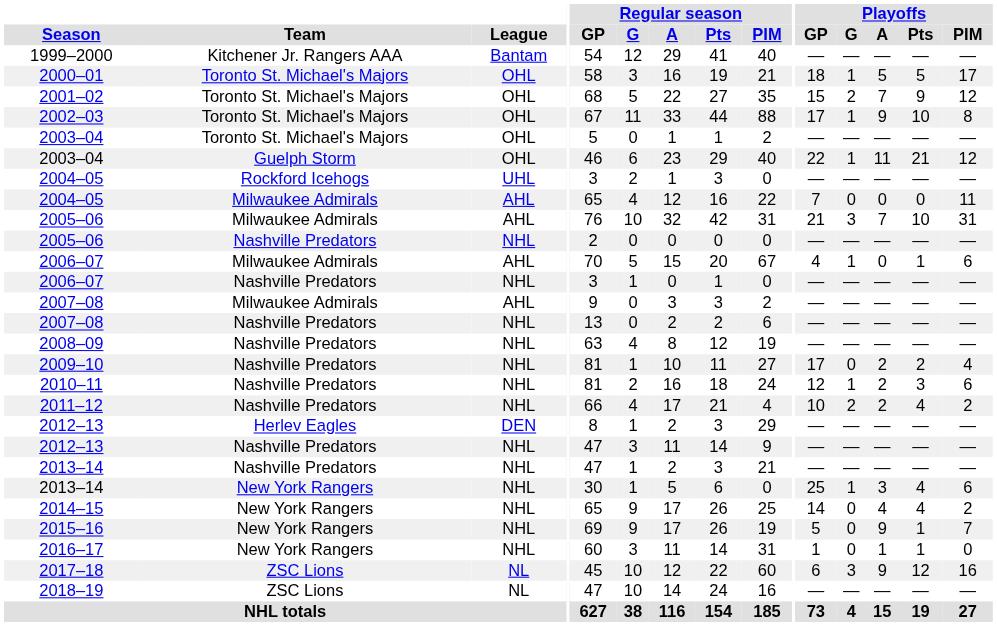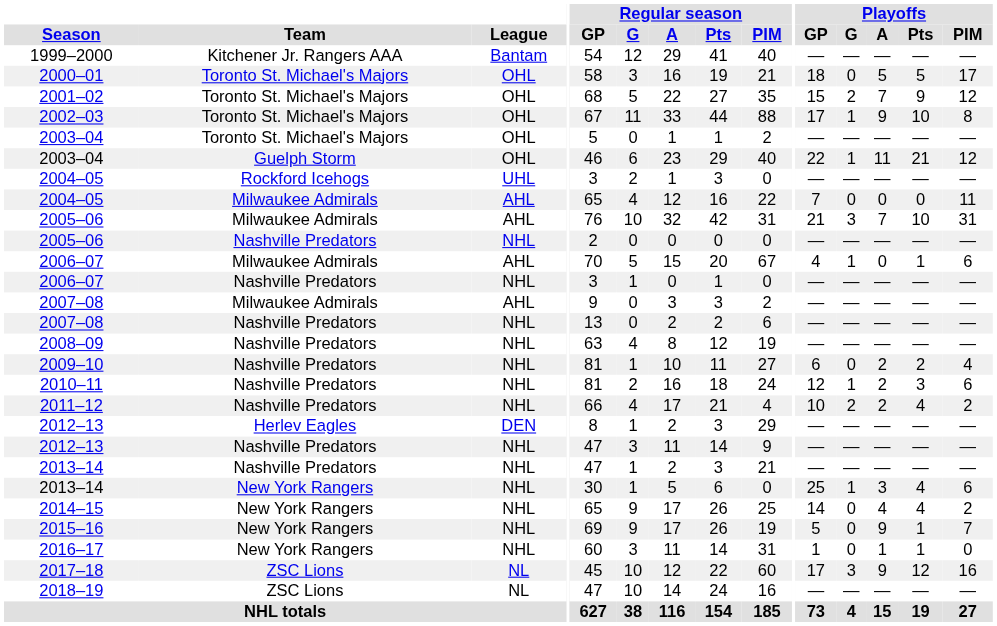(851, 76) 1 -> (851, 76) 0
(816, 364) 17 -> (816, 364) 6
(816, 570) 6 -> (816, 570) 17
